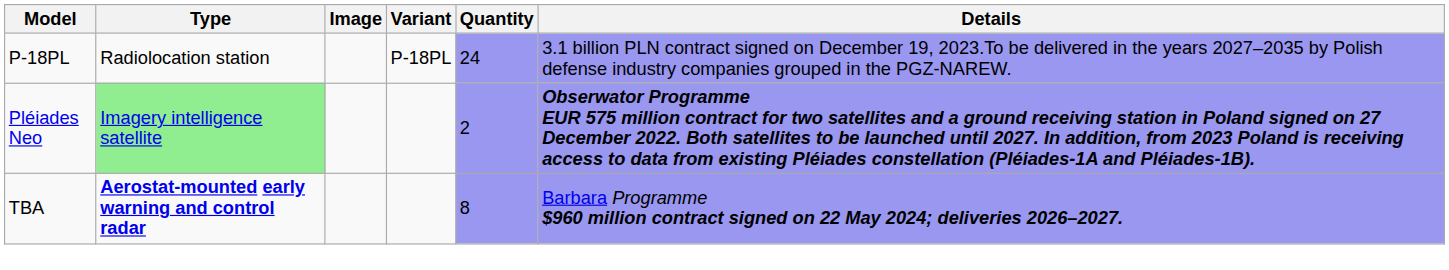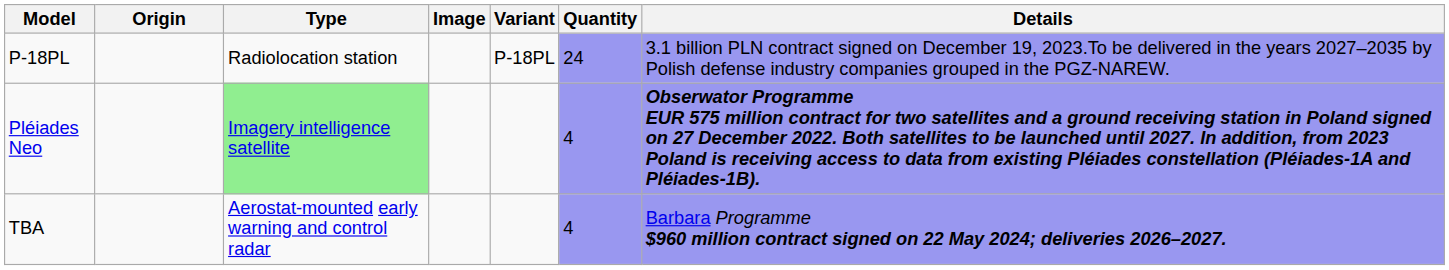+ column: (159, 18)
(465, 128) 2 -> (568, 138) 4
(203, 208) bold -> (323, 228) normal
(465, 208) 8 -> (568, 228) 4
